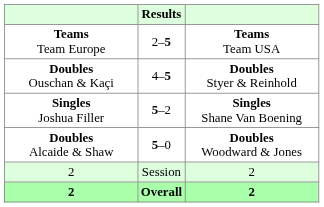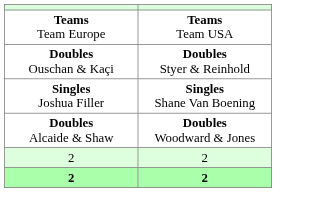- column: (161, 14)
